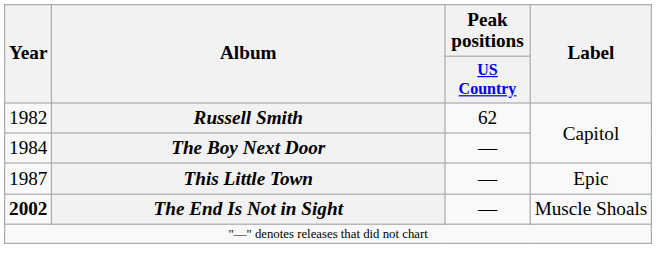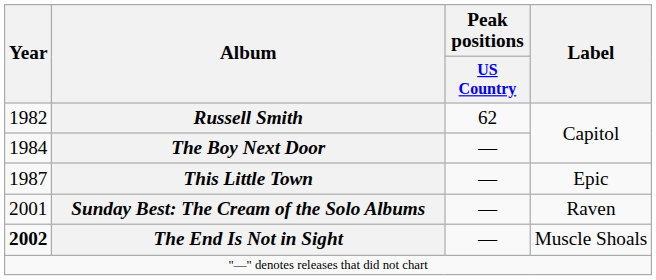+ row: (248, 209)
